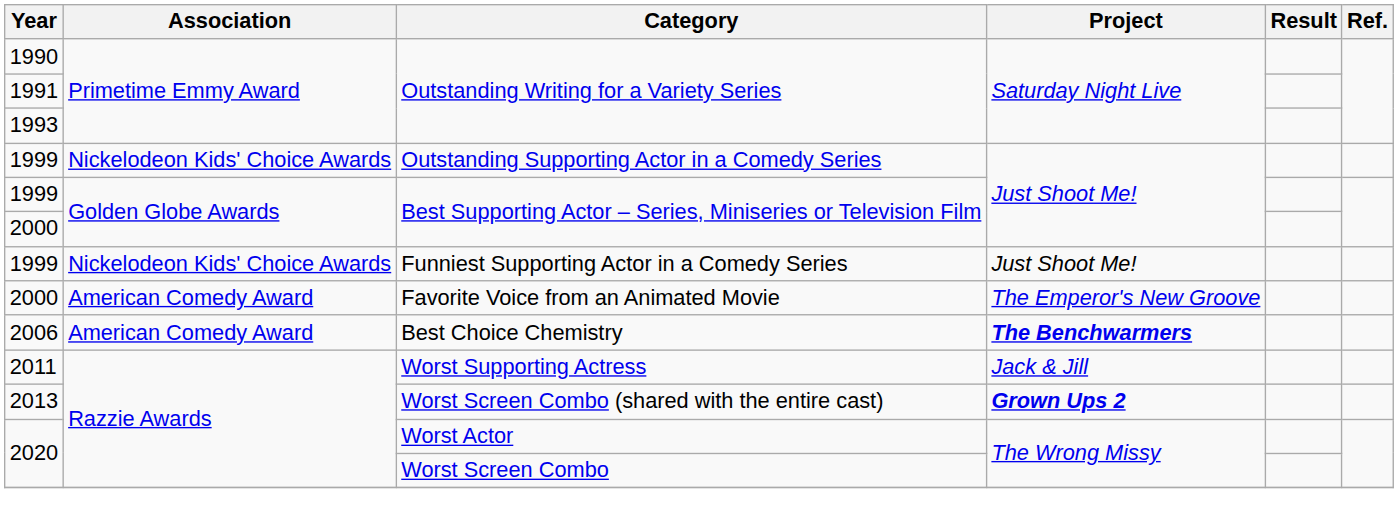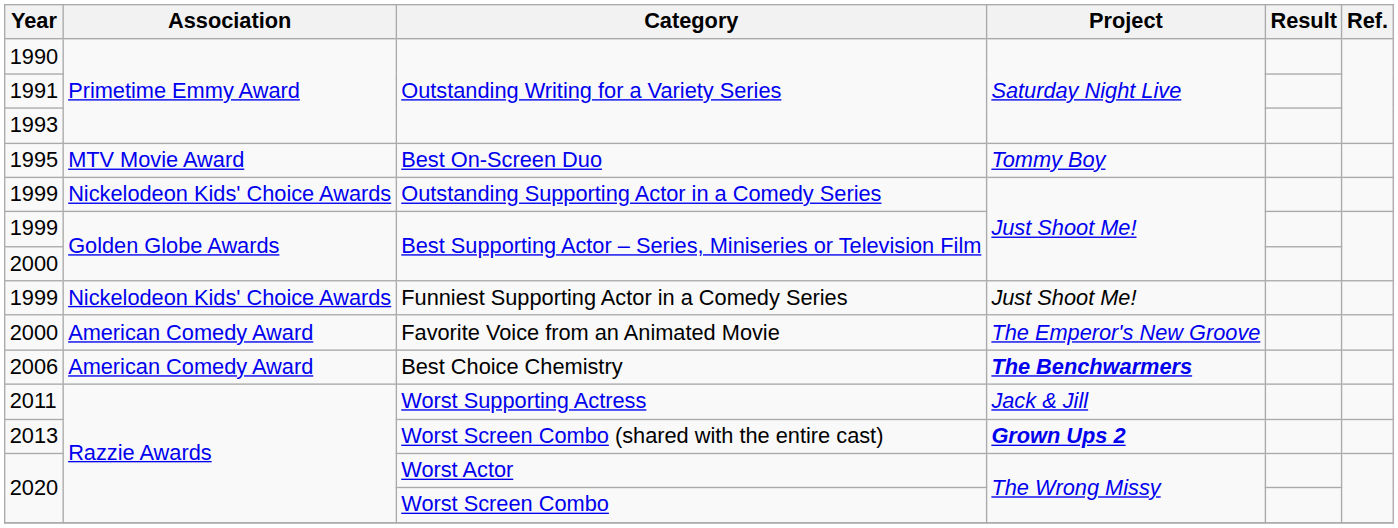+ row: (34, 159)
